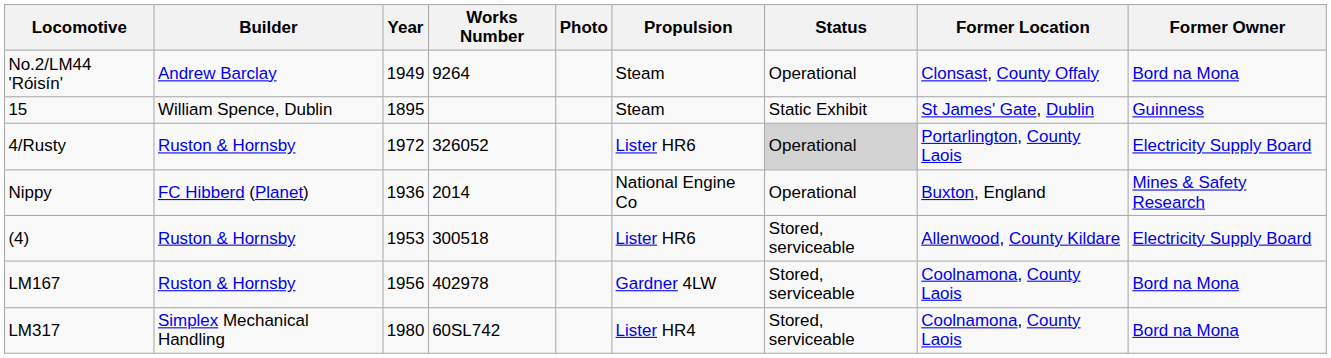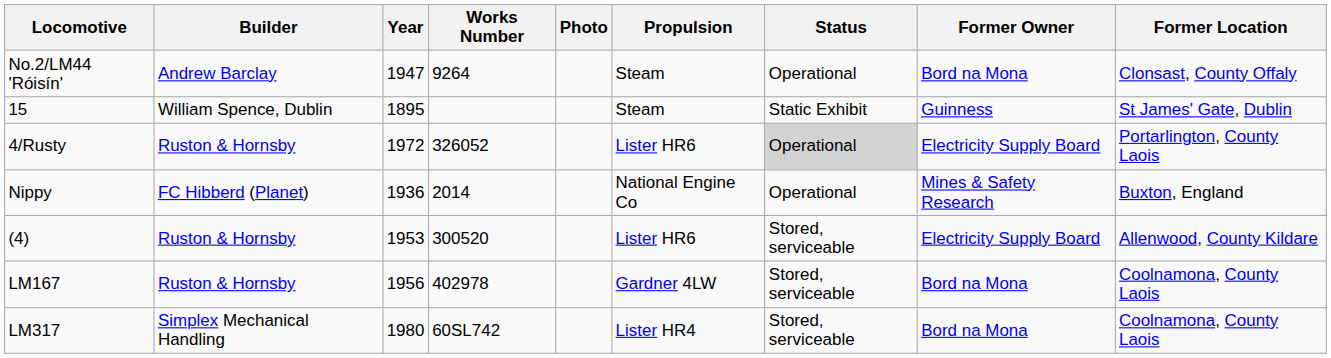columns swapped: (1227, 27) <-> (1023, 27)
(406, 73) 1949 -> (406, 73) 1947
(460, 238) 300518 -> (460, 238) 300520
